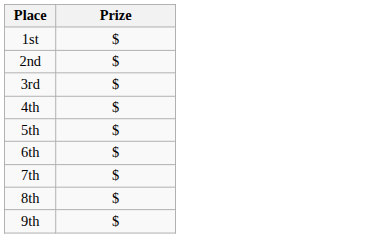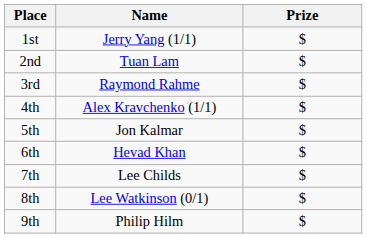+ column: (149, 15)
